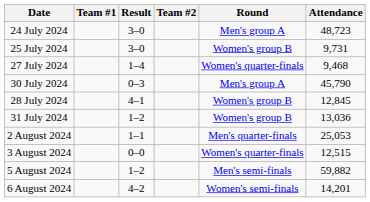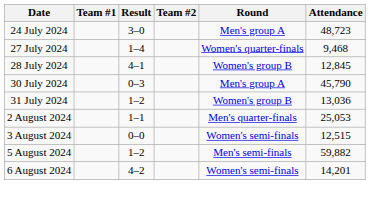- row: (39, 48)
rows swapped: (39, 100) <-> (39, 83)
(252, 153) Women's quarter-finals -> (252, 135) Women's semi-finals
